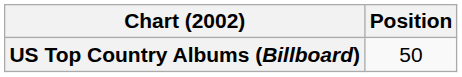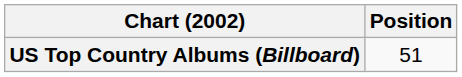(411, 54) 50 -> (411, 54) 51
